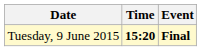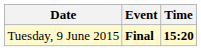columns swapped: (140, 14) <-> (178, 14)
